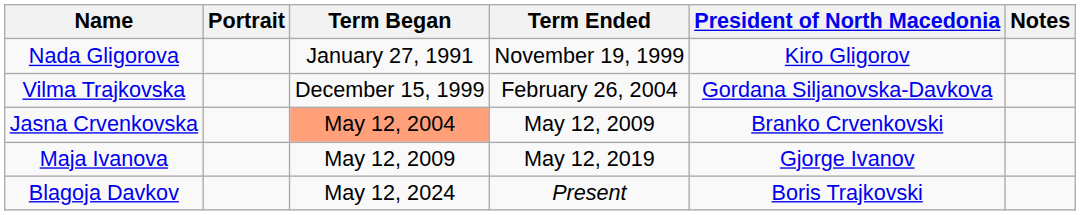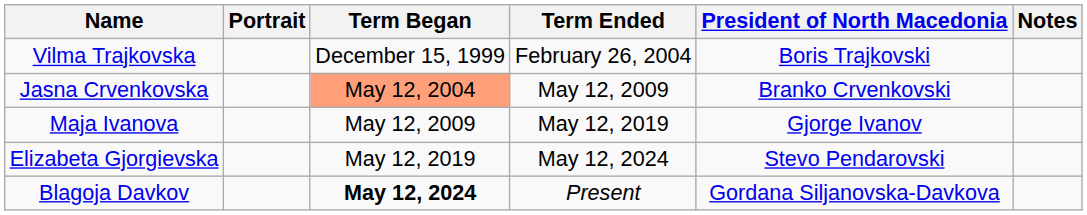- row: (104, 55)
(847, 90) Gordana Siljanovska-Davkova -> (854, 55) Boris Trajkovski
+ row: (114, 158)
(390, 192) normal -> (410, 192) bold
(847, 192) Boris Trajkovski -> (854, 192) Gordana Siljanovska-Davkova
